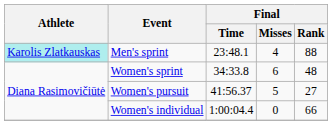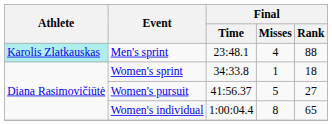(275, 72) 6 -> (275, 72) 1
(311, 72) 48 -> (311, 72) 18
(275, 110) 0 -> (275, 110) 8
(311, 110) 66 -> (311, 110) 65
